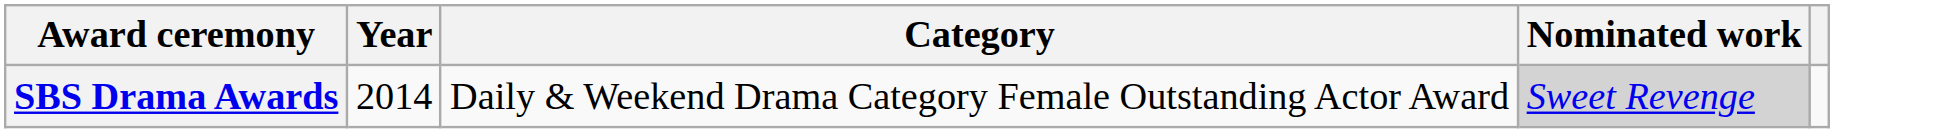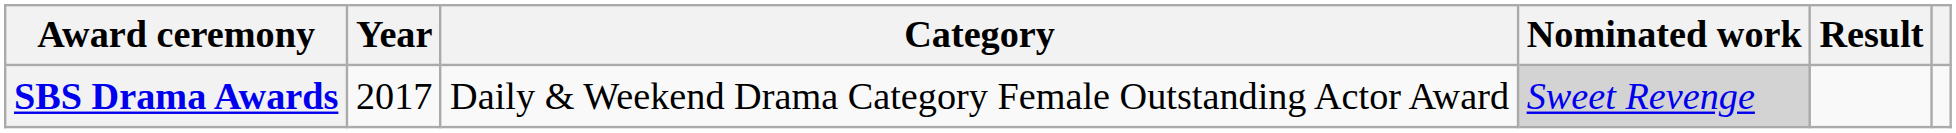+ column: (1871, 34)
(394, 95) 2014 -> (394, 95) 2017
